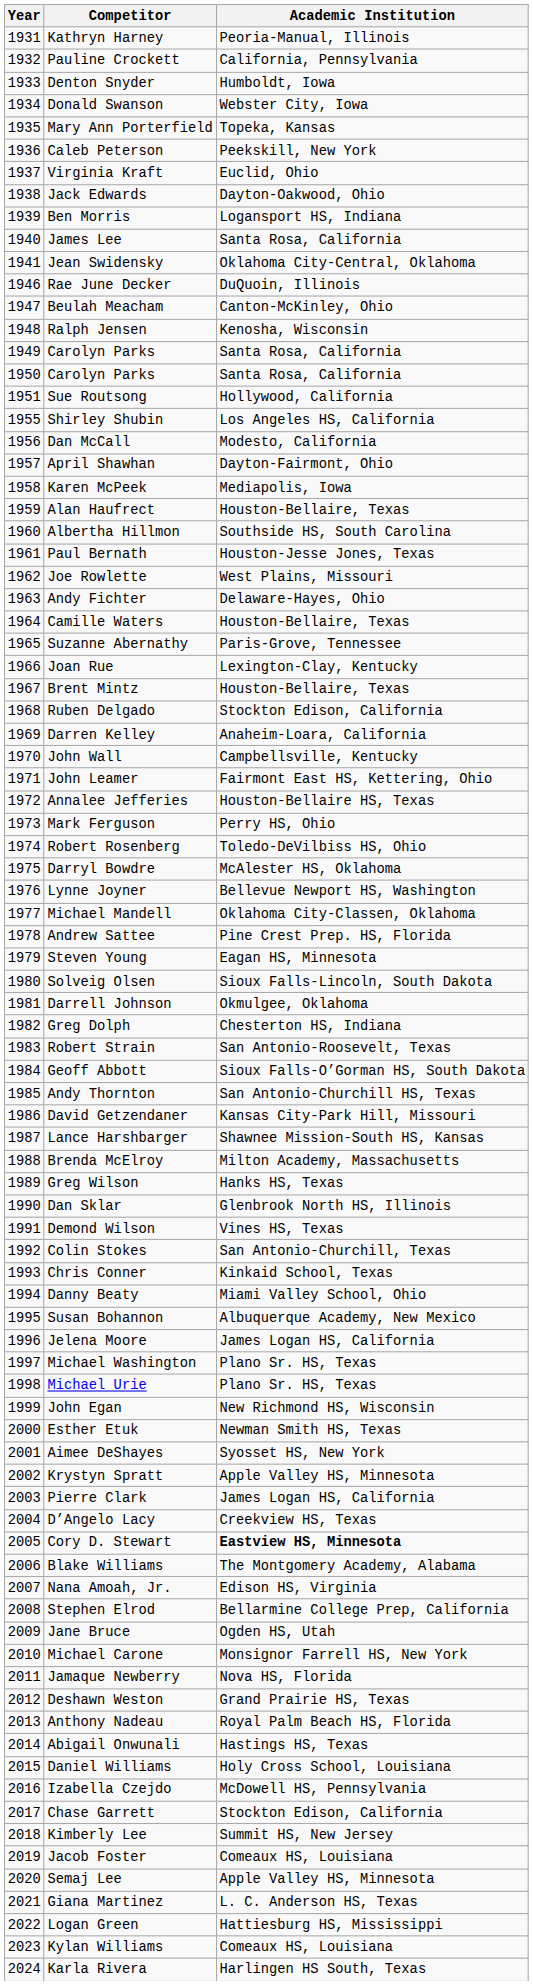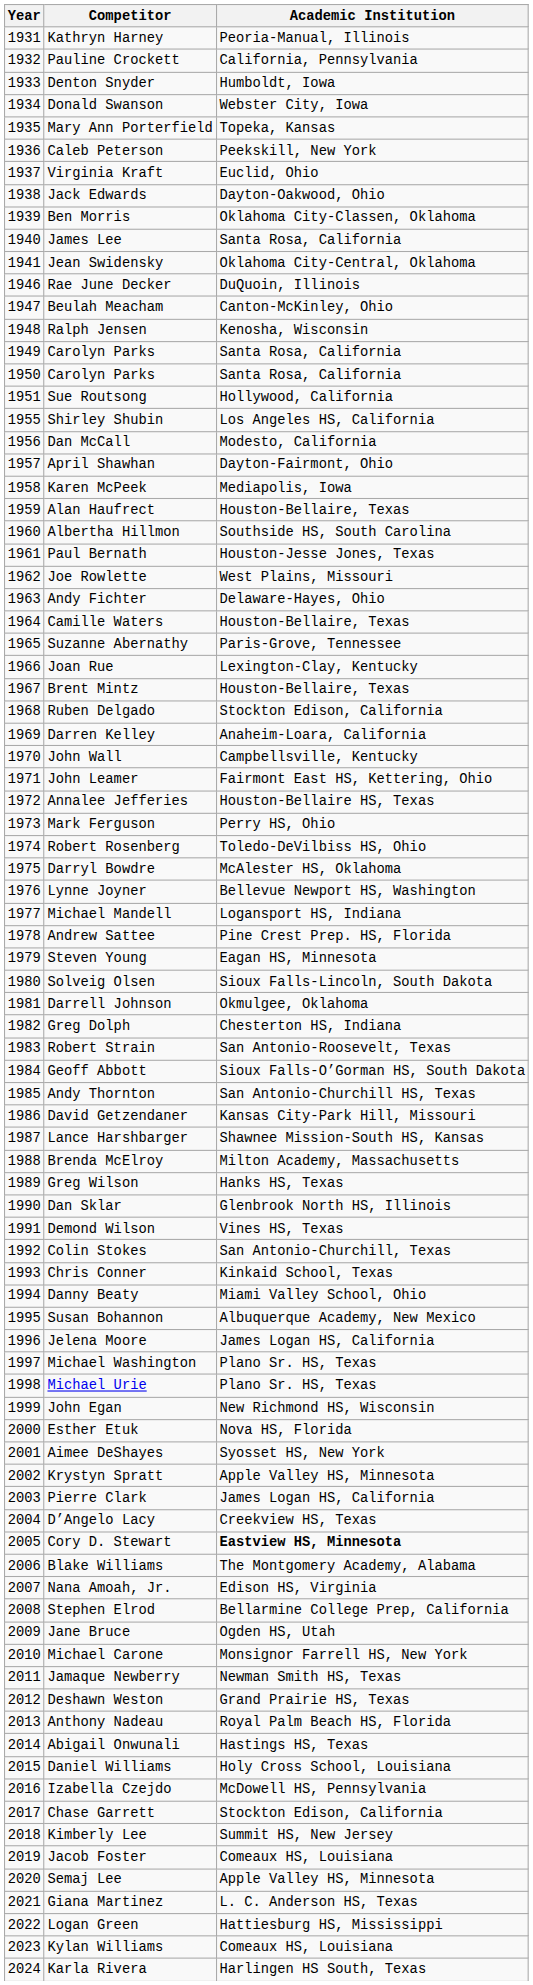(310, 218) Logansport HS, Indiana -> (348, 218) Oklahoma City-Classen, Oklahoma
(348, 914) Oklahoma City-Classen, Oklahoma -> (310, 914) Logansport HS, Indiana
(310, 1431) Newman Smith HS, Texas -> (286, 1431) Nova HS, Florida
(286, 1678) Nova HS, Florida -> (310, 1678) Newman Smith HS, Texas
